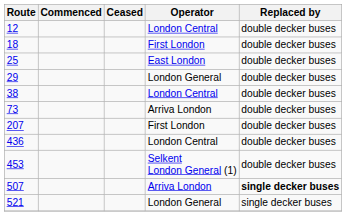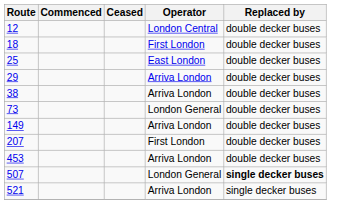(184, 77) London General -> (180, 77) Arriva London
(183, 93) London Central -> (180, 93) Arriva London
(180, 110) Arriva London -> (184, 110) London General
+ row: (15, 126)
- row: (15, 142)
(192, 164) Selkent London General (1) -> (180, 158) Arriva London
(180, 186) Arriva London -> (184, 175) London General
(184, 202) London General -> (180, 191) Arriva London
